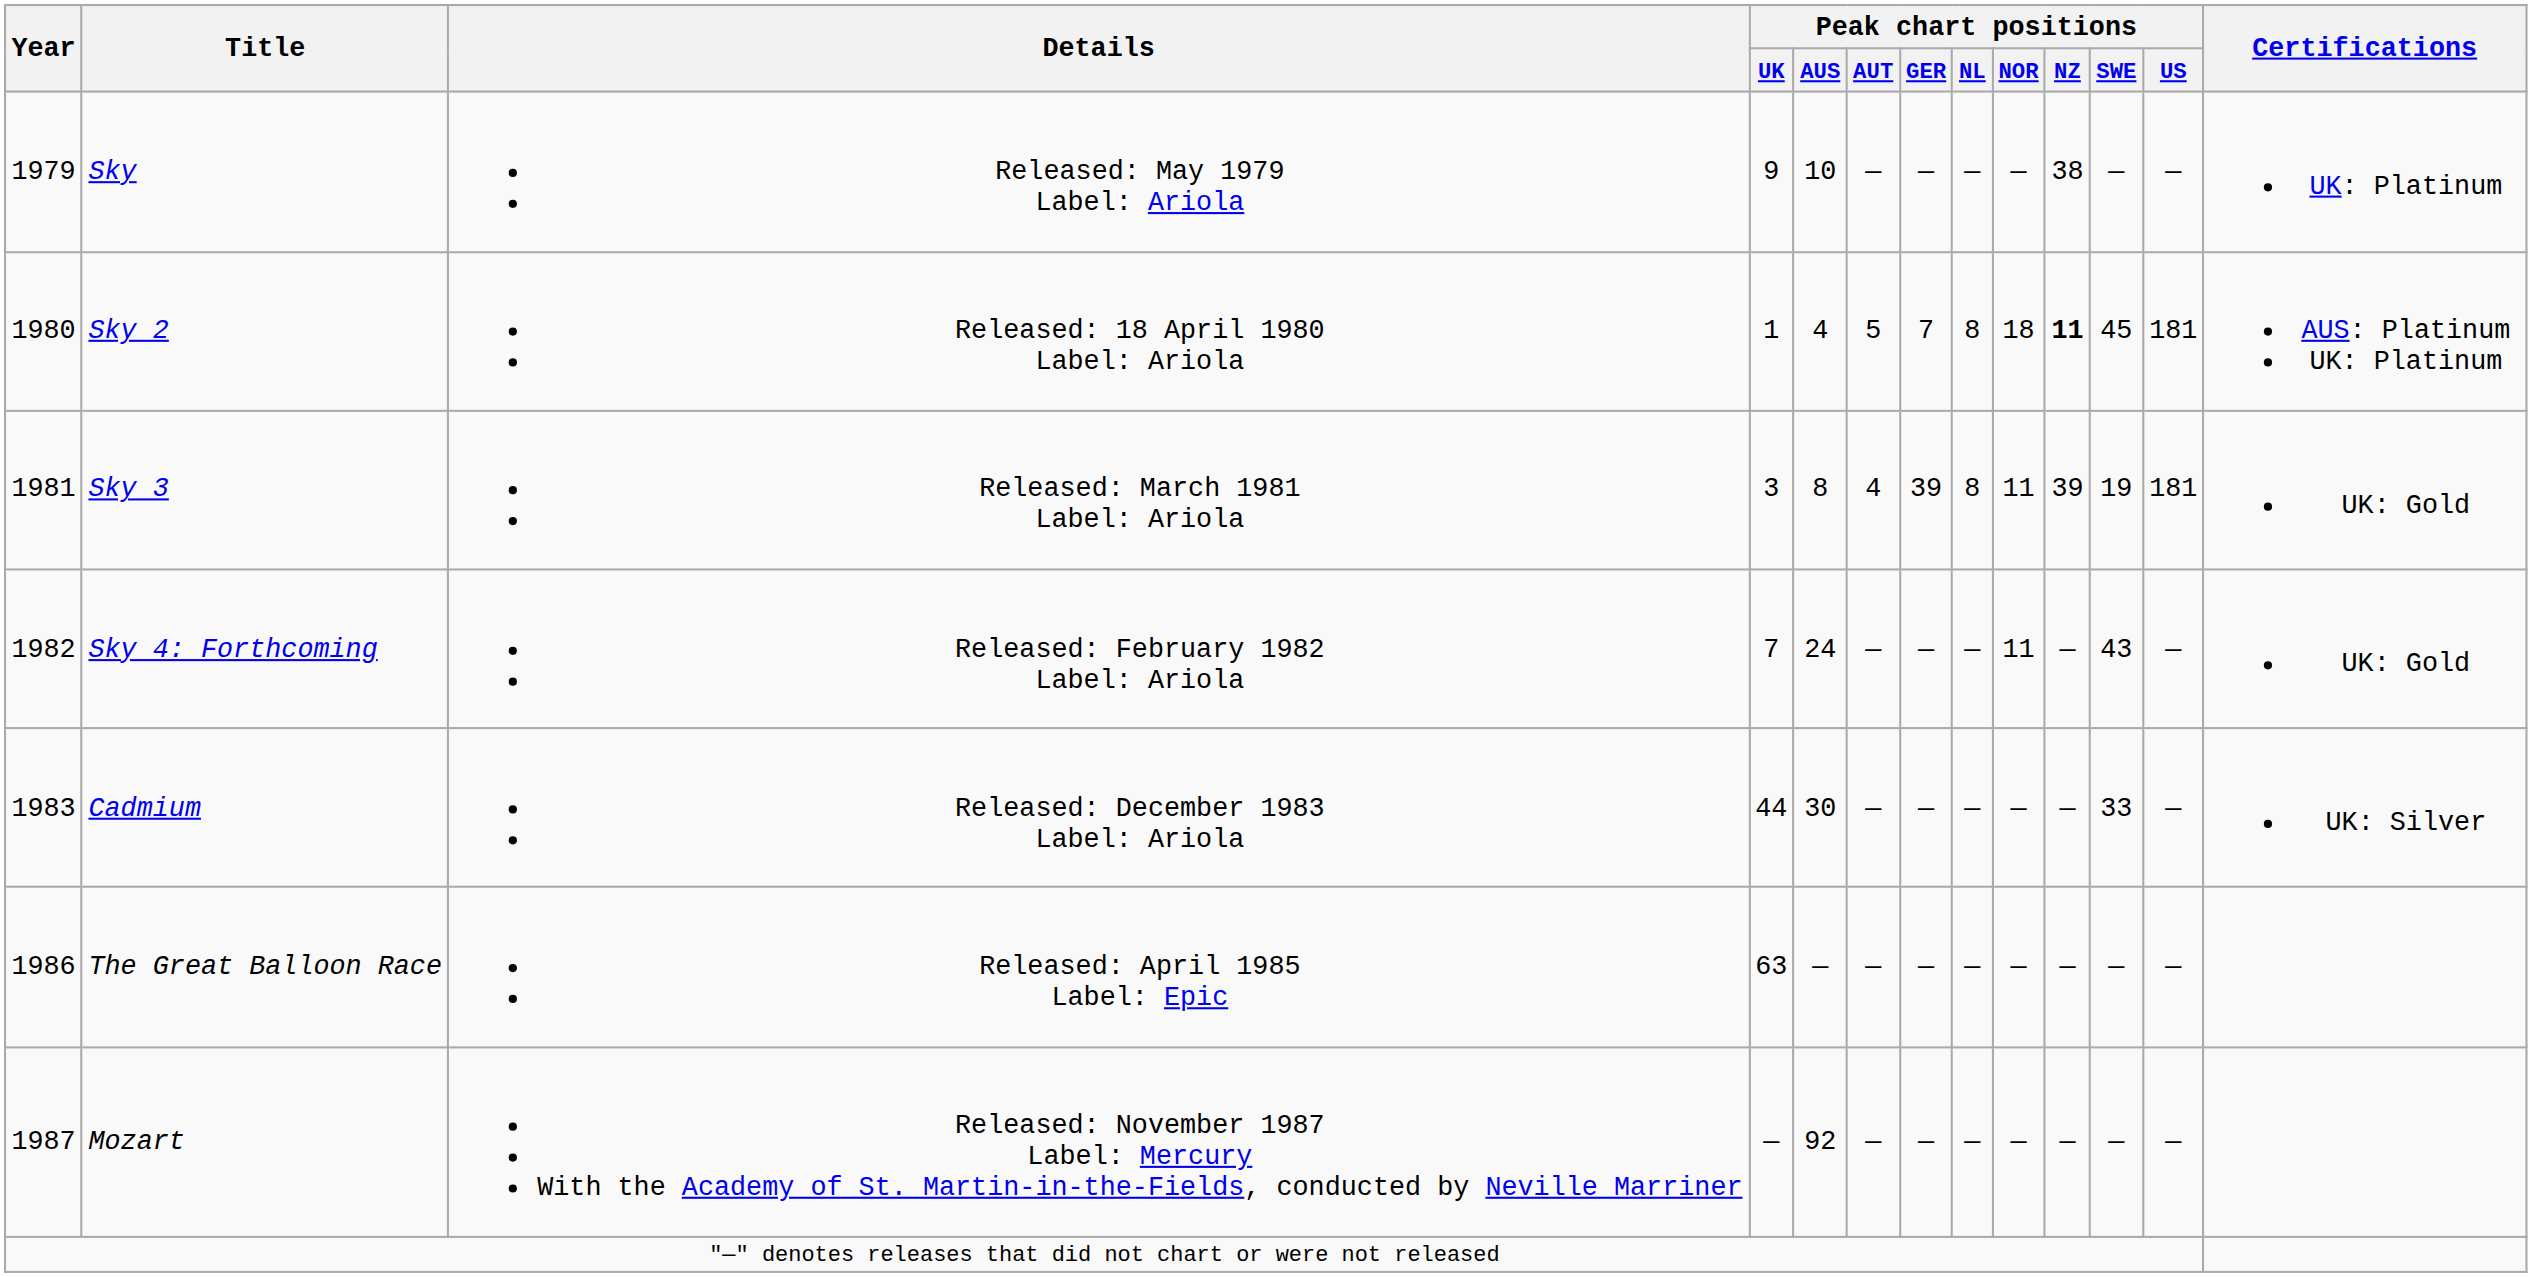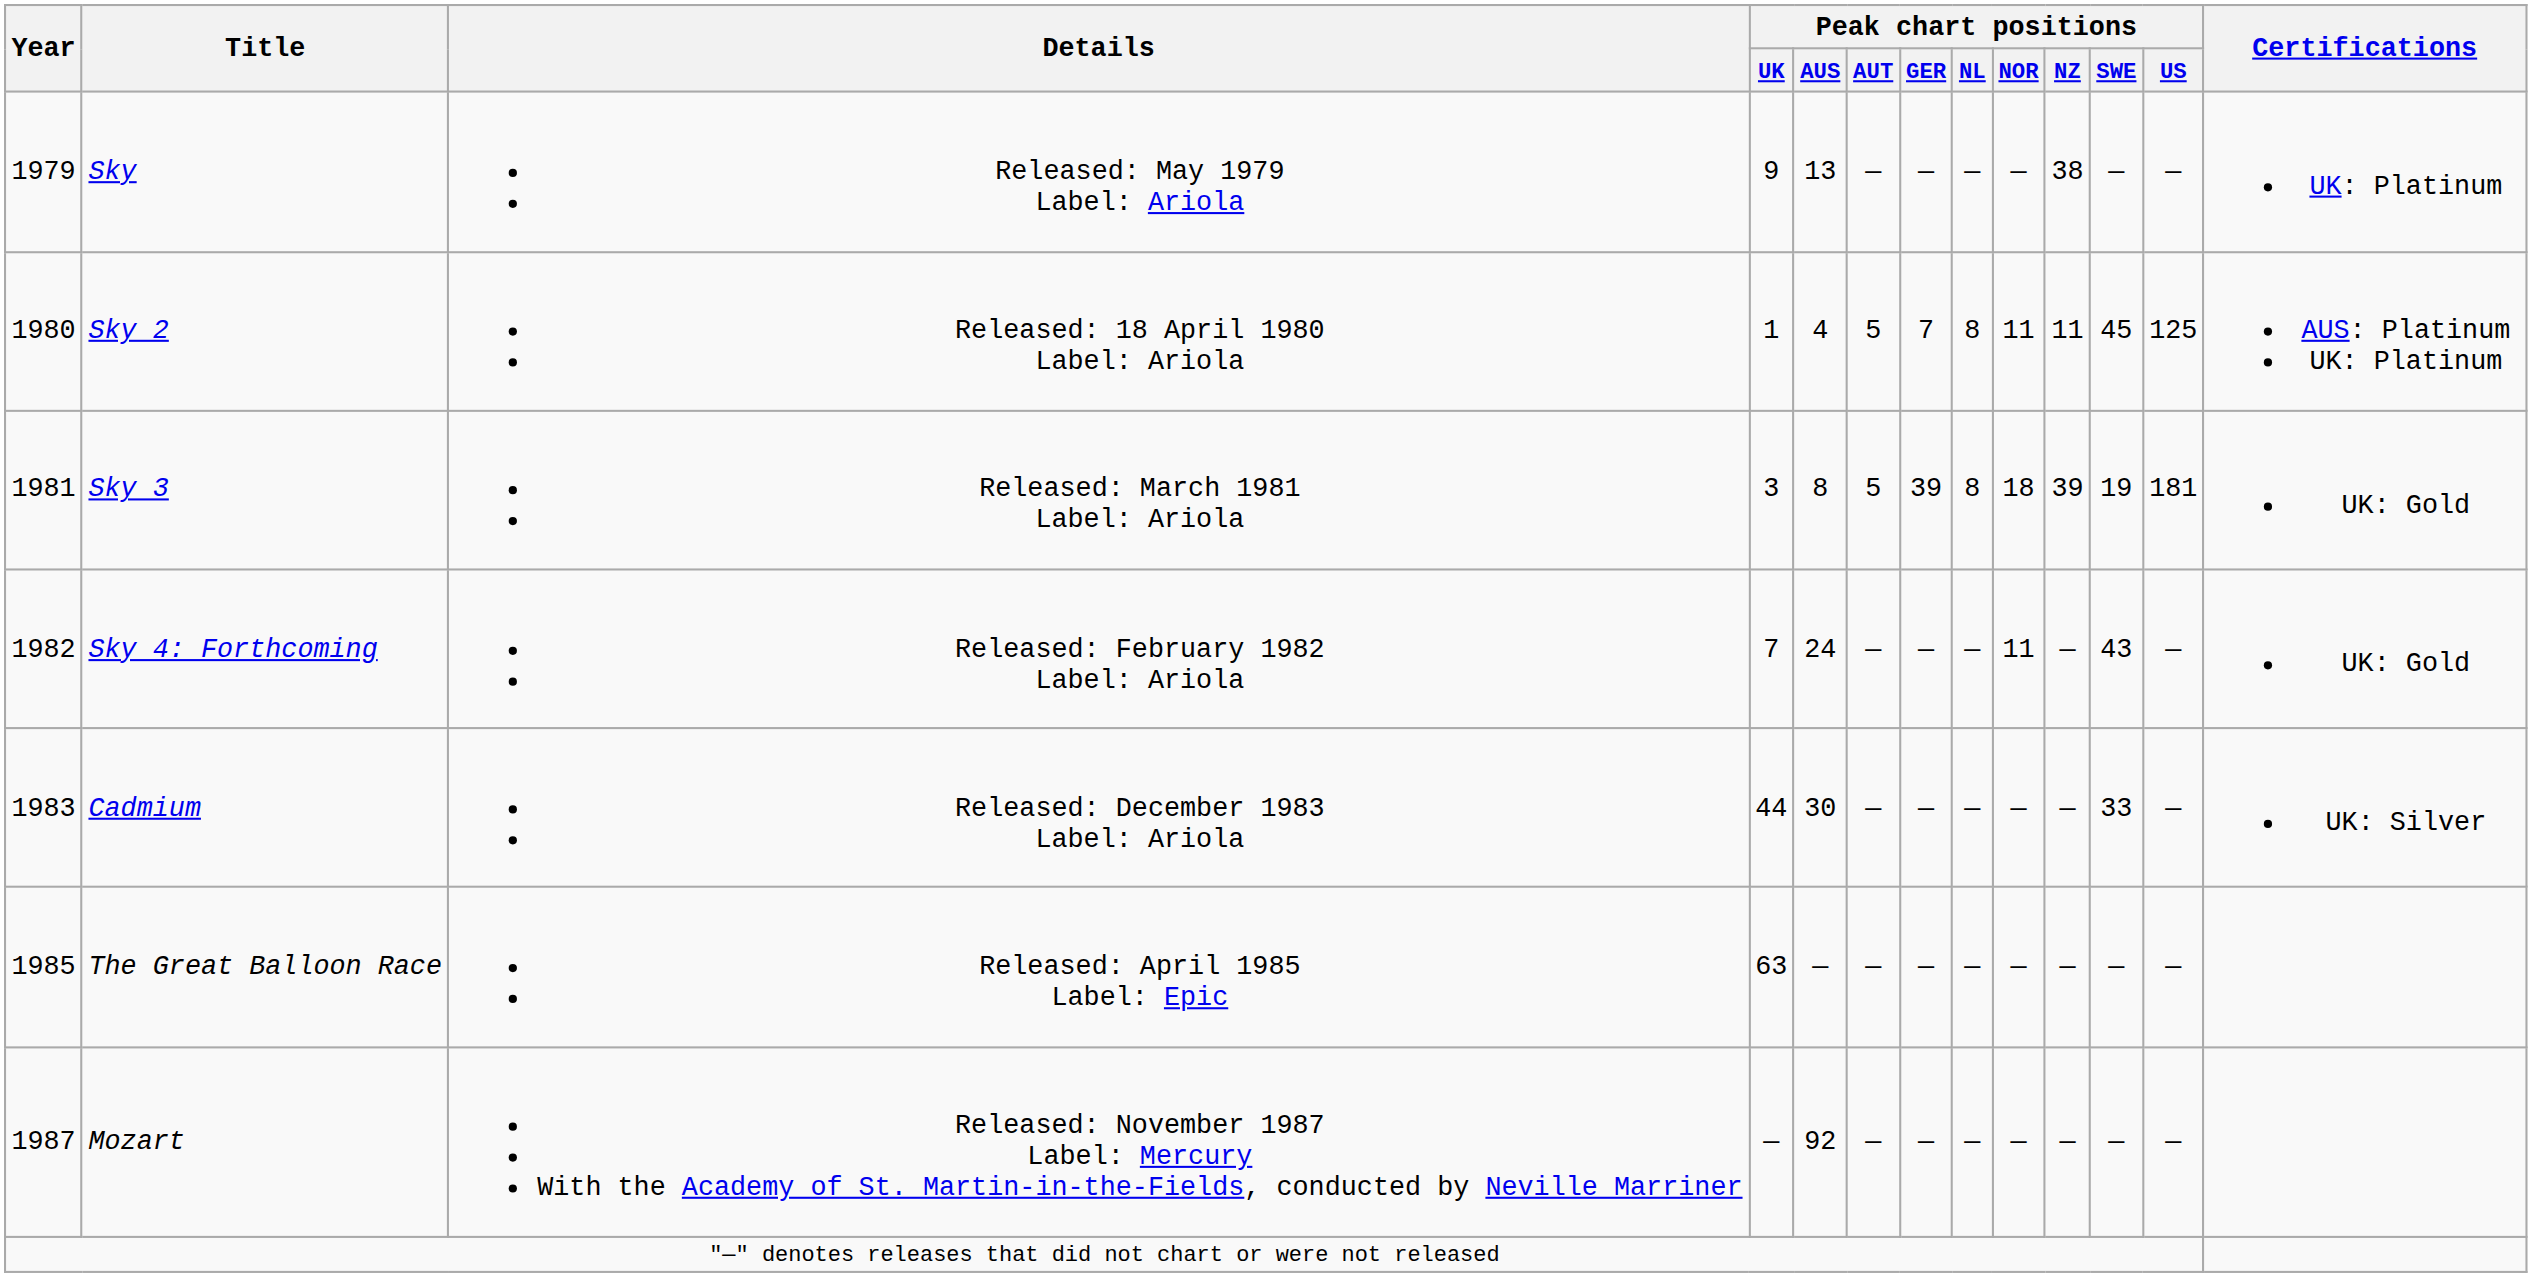(1820, 172) 10 -> (1820, 172) 13
(2019, 331) 18 -> (2019, 331) 11
(2067, 331) bold -> (2067, 331) normal
(2173, 331) 181 -> (2173, 331) 125
(1873, 490) 4 -> (1873, 490) 5
(2019, 490) 11 -> (2019, 490) 18
(44, 967) 1986 -> (44, 967) 1985
